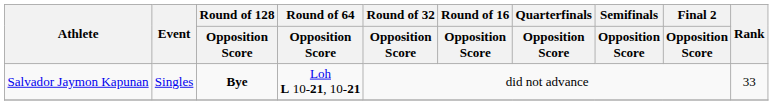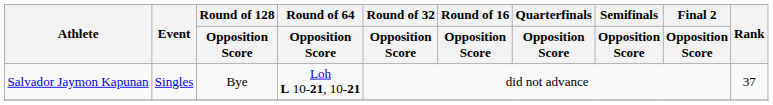(237, 82) bold -> (237, 82) normal
(749, 82) 33 -> (749, 82) 37
